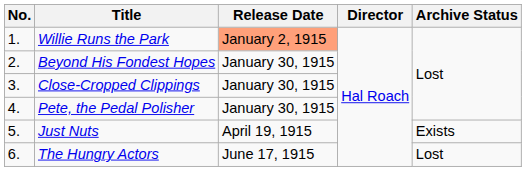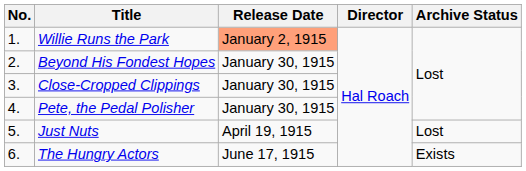(435, 131) Exists -> (430, 131) Lost
(430, 154) Lost -> (435, 154) Exists
